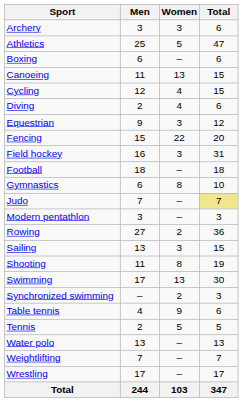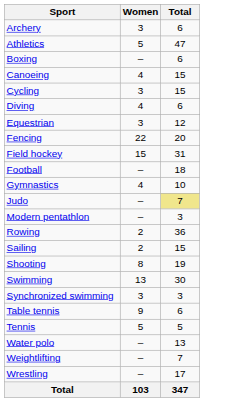- column: (140, 12)
(179, 75) 13 -> (141, 75) 4
(179, 91) 4 -> (141, 91) 3
(179, 153) 3 -> (141, 153) 15
(179, 185) 8 -> (141, 185) 4
(179, 248) 3 -> (141, 248) 2
(179, 295) 2 -> (141, 295) 3
